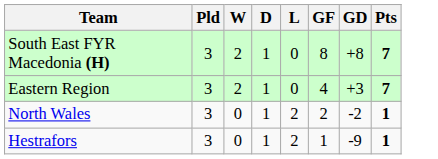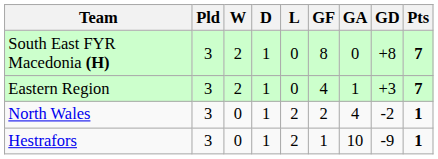+ column: (355, 17)
